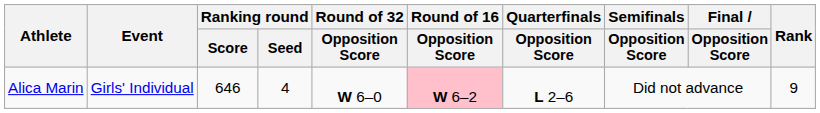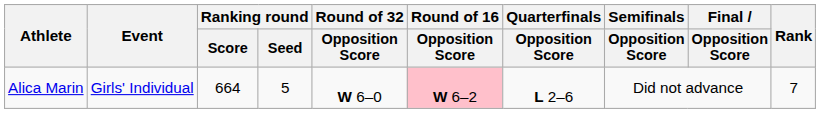(228, 88) 646 -> (228, 88) 664
(285, 88) 4 -> (285, 88) 5
(794, 88) 9 -> (794, 88) 7
